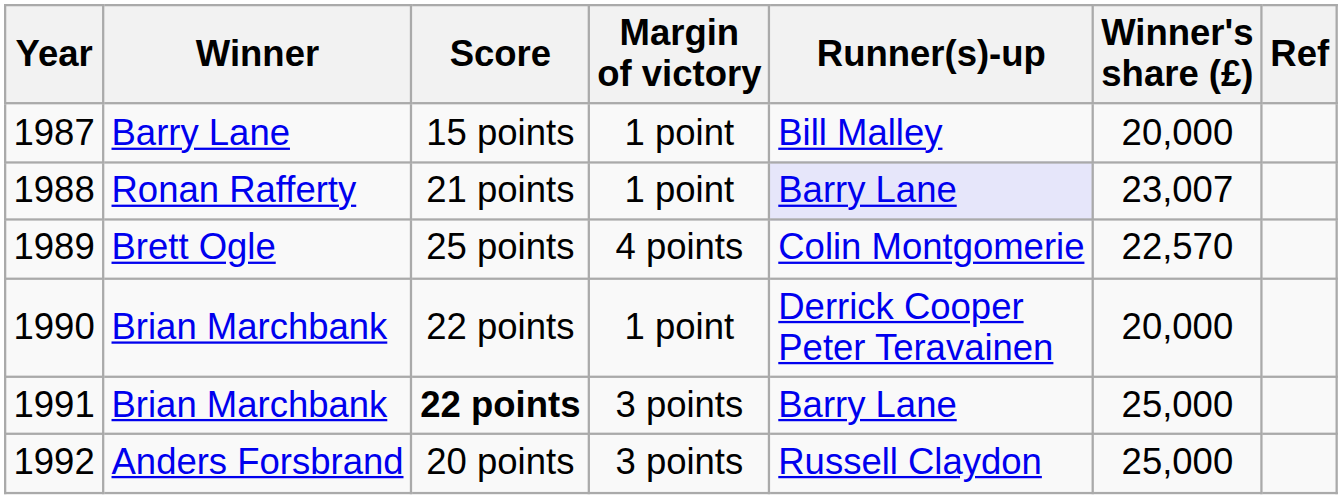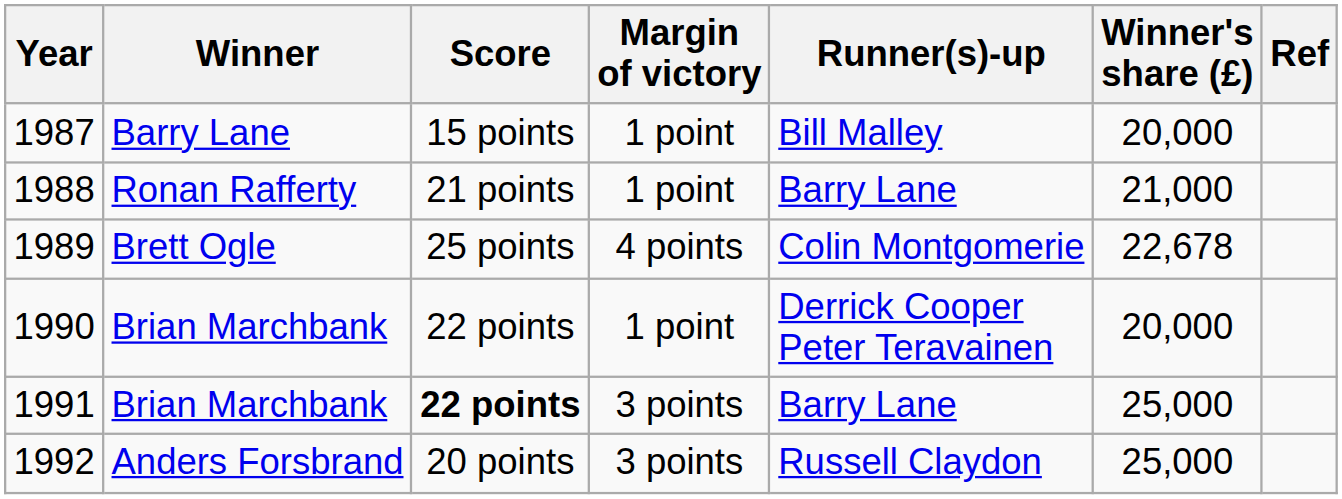(867, 190) lavender background -> (867, 190) no background
(1177, 190) 23,007 -> (1177, 190) 21,000
(1177, 248) 22,570 -> (1177, 248) 22,678
